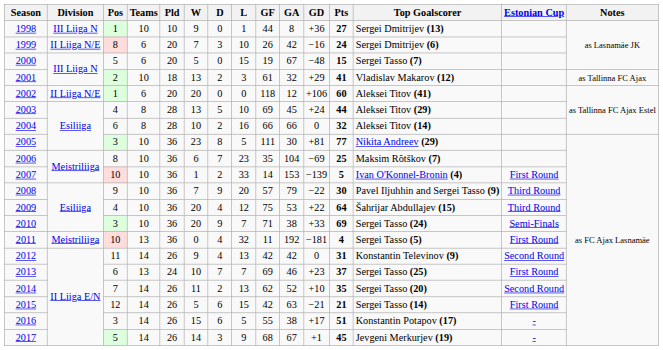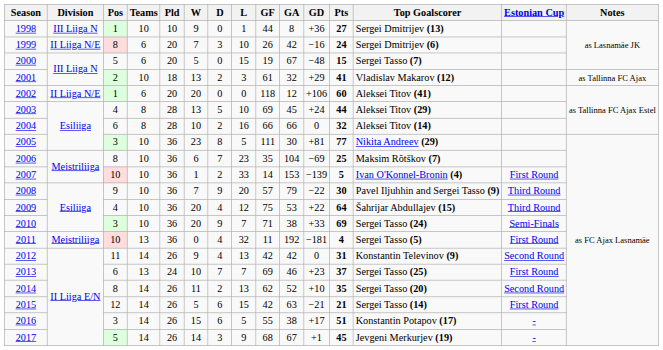(115, 288) 7 -> (115, 288) 8
